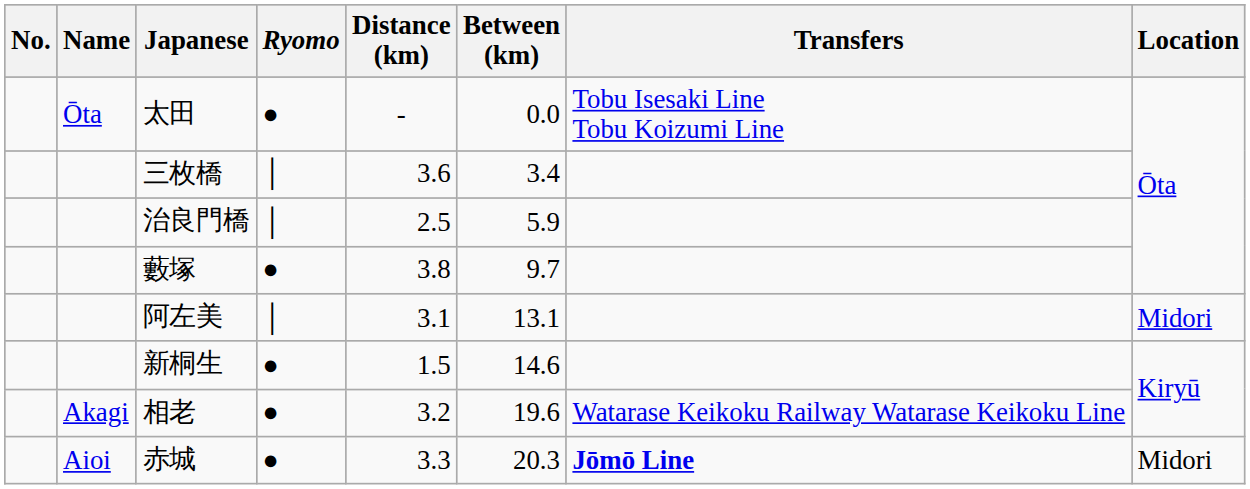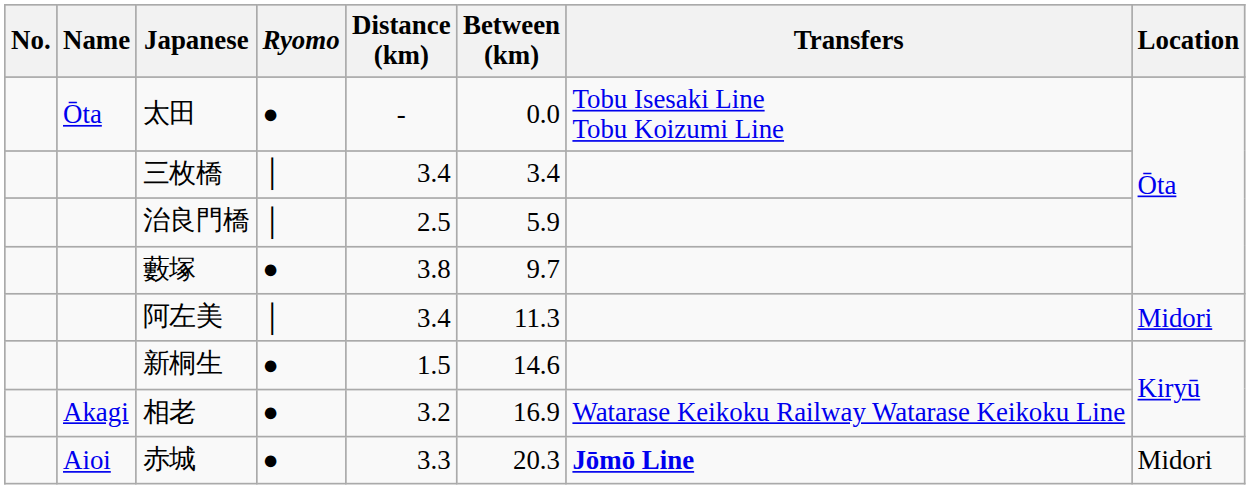(434, 174) 3.6 -> (434, 174) 3.4
(434, 317) 3.1 -> (434, 317) 3.4
(537, 317) 13.1 -> (537, 317) 11.3
(537, 412) 19.6 -> (537, 412) 16.9
